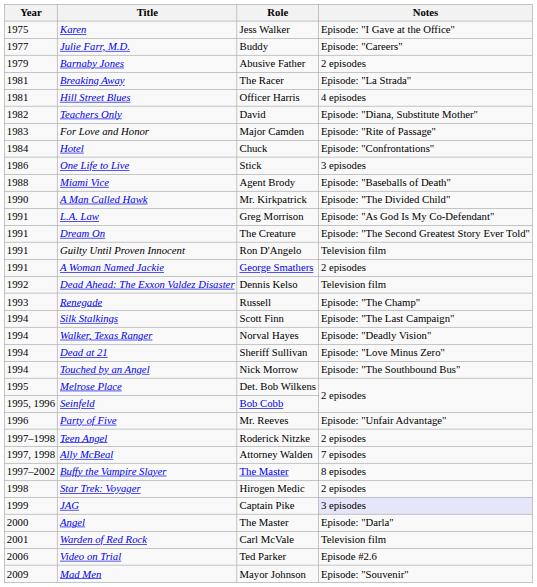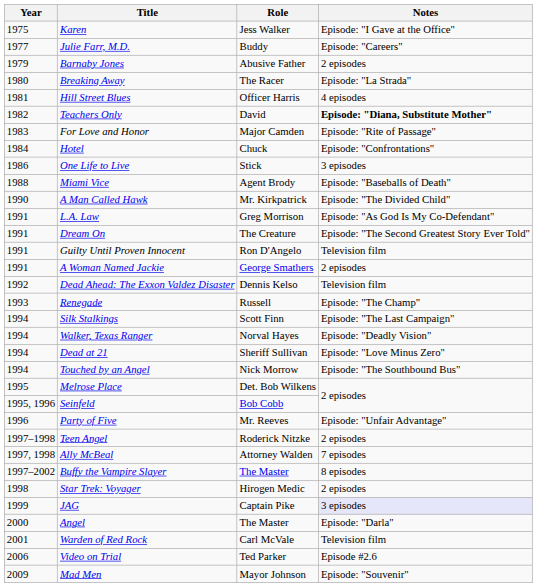(18, 81) 1981 -> (18, 81) 1980
(399, 115) normal -> (406, 115) bold
